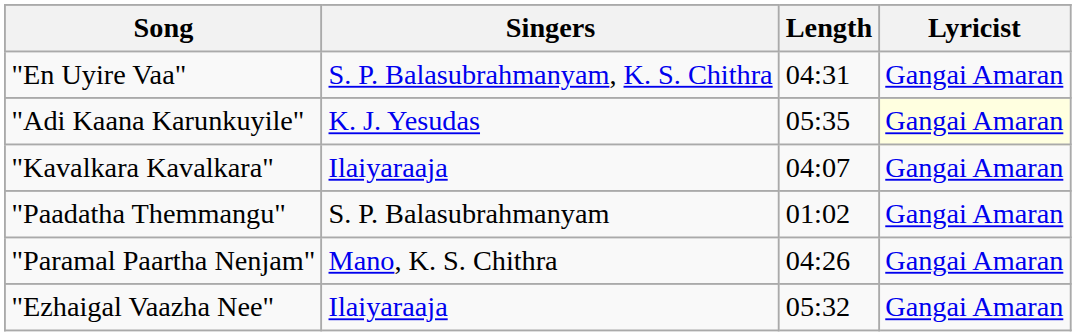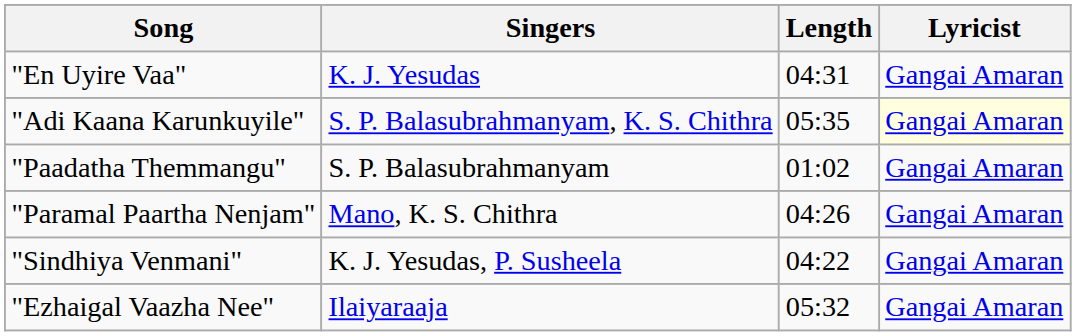(551, 74) S. P. Balasubrahmanyam, K. S. Chithra -> (404, 74) K. J. Yesudas
(404, 121) K. J. Yesudas -> (551, 121) S. P. Balasubrahmanyam, K. S. Chithra
- row: (143, 167)
+ row: (127, 261)
